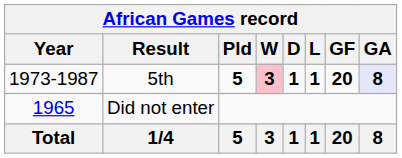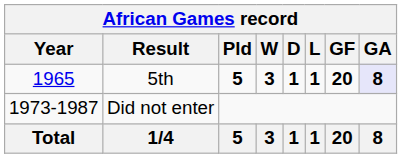(54, 78) 1973-1987 -> (54, 78) 1965
(269, 78) pink background -> (269, 78) no background
(54, 108) 1965 -> (54, 108) 1973-1987
